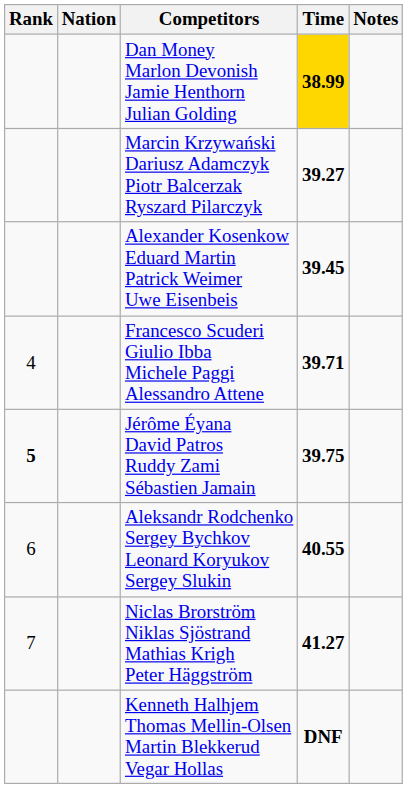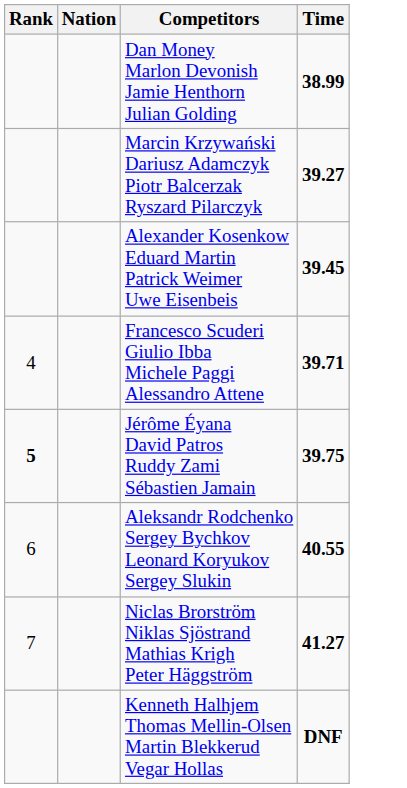- column: (376, 19)
(323, 81) gold background -> (323, 81) no background
